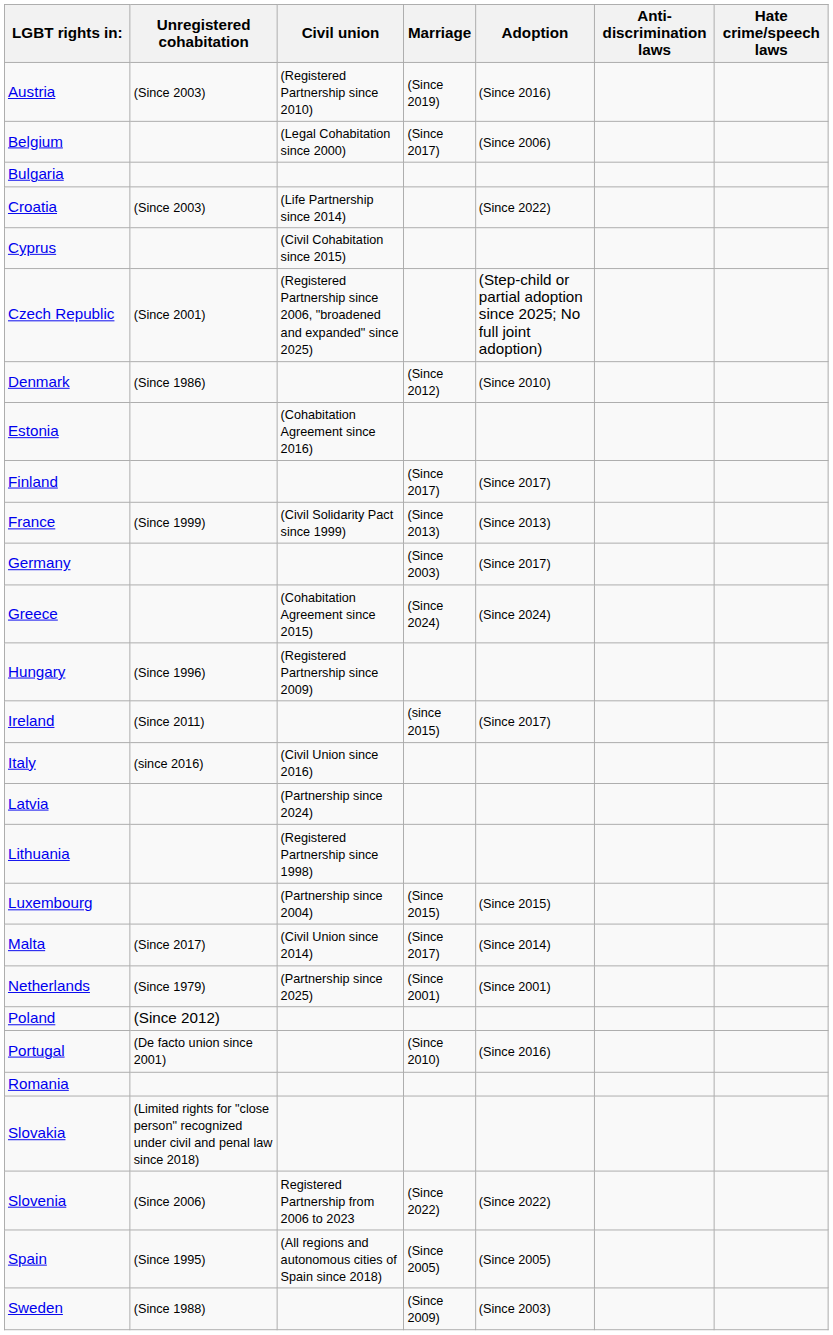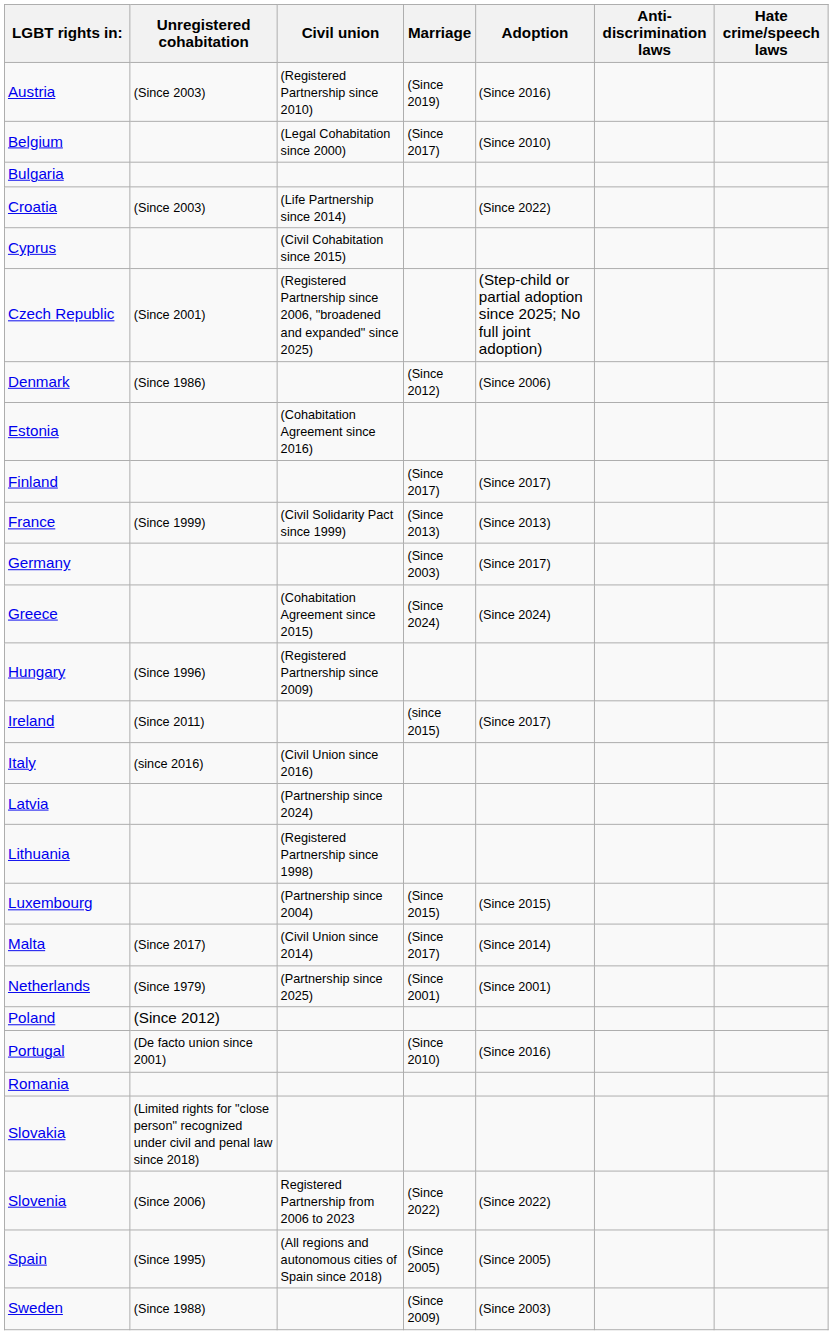(515, 142) (Since 2006) -> (515, 142) (Since 2010)
(515, 382) (Since 2010) -> (515, 382) (Since 2006)
